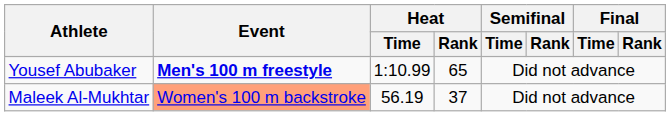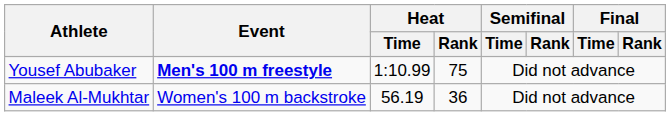(458, 71) 65 -> (458, 71) 75
(261, 97) lightsalmon background -> (261, 97) no background
(458, 97) 37 -> (458, 97) 36
